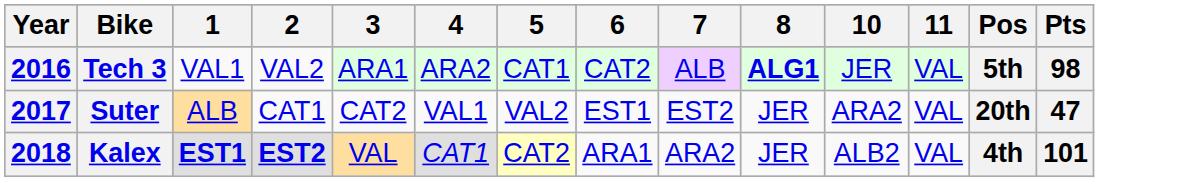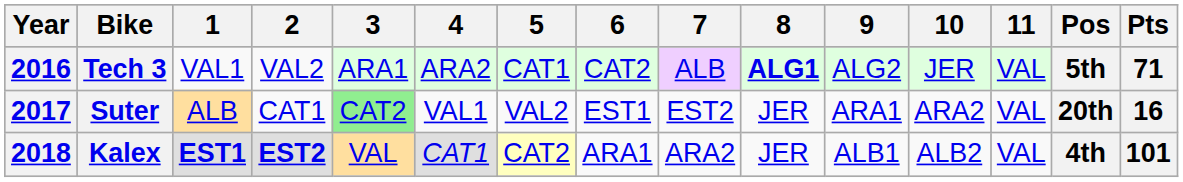+ column: (867, 25)
(1066, 68) 98 -> (1148, 68) 71
(373, 111) no background -> (373, 111) lightgreen background
(1066, 111) 47 -> (1148, 111) 16
